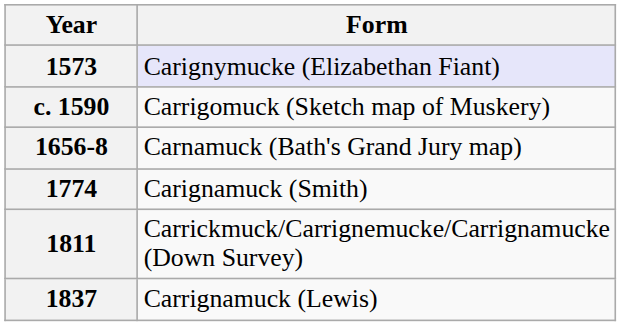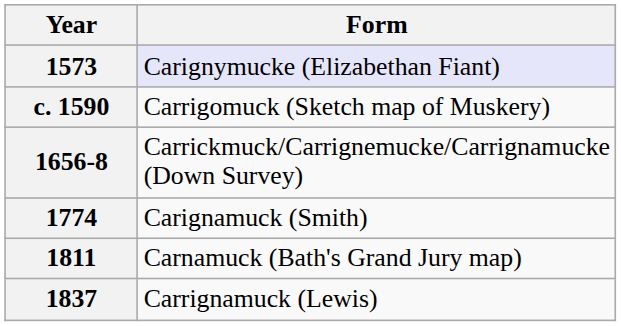(333, 147) Carnamuck (Bath's Grand Jury map) -> (377, 161) Carrickmuck/Carrignemucke/Carrignamucke (Down Survey)
(377, 243) Carrickmuck/Carrignemucke/Carrignamucke (Down Survey) -> (333, 258) Carnamuck (Bath's Grand Jury map)
